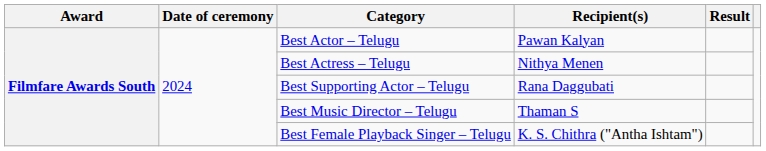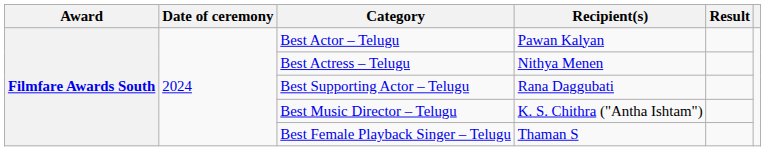(548, 110) Thaman S -> (610, 110) K. S. Chithra ("Antha Ishtam")
(610, 134) K. S. Chithra ("Antha Ishtam") -> (548, 134) Thaman S
